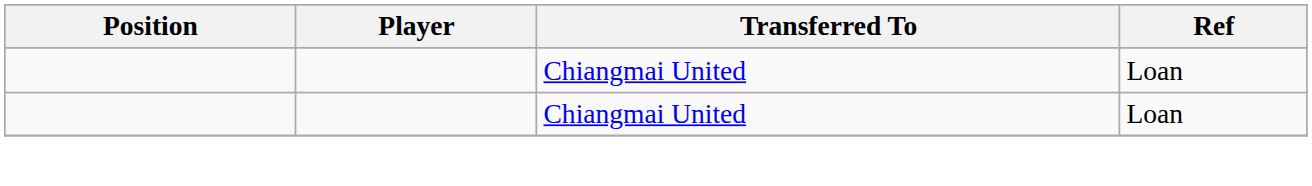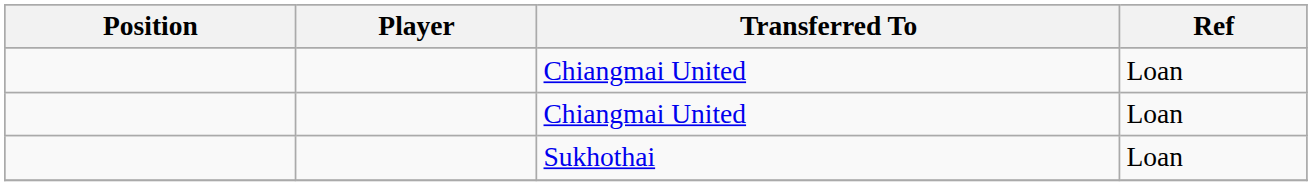+ row: (150, 158)
